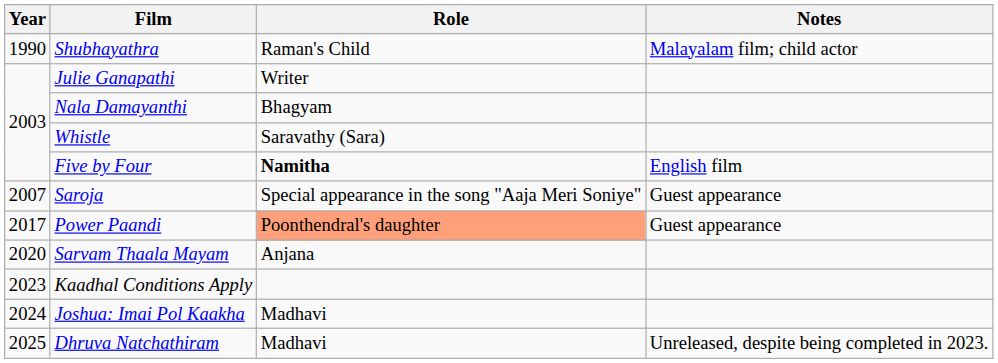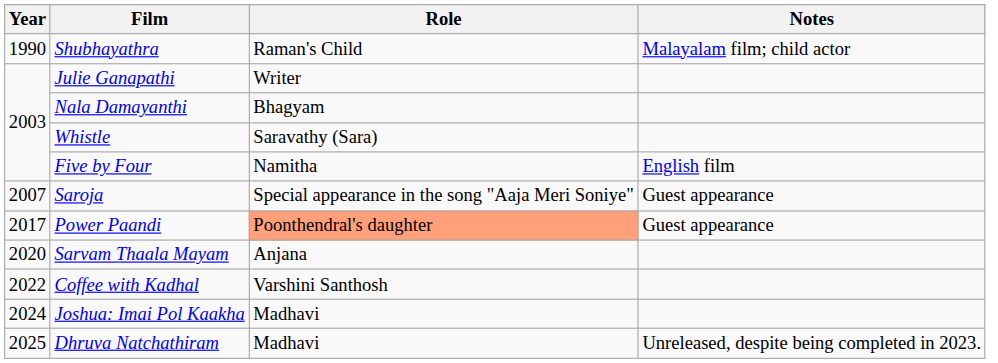(295, 166) bold -> (285, 166) normal
+ row: (127, 284)
- row: (153, 284)
